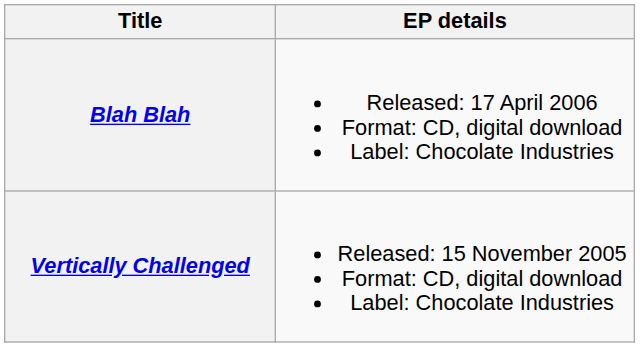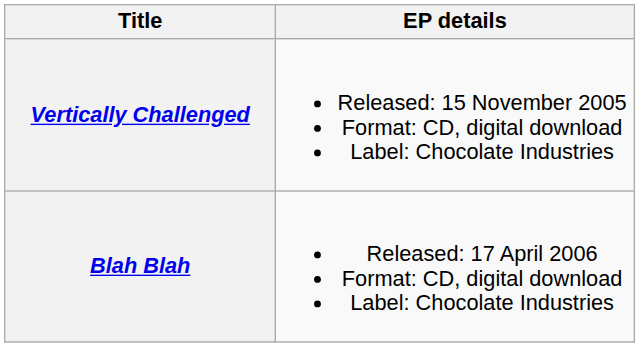rows swapped: (140, 266) <-> (140, 114)
